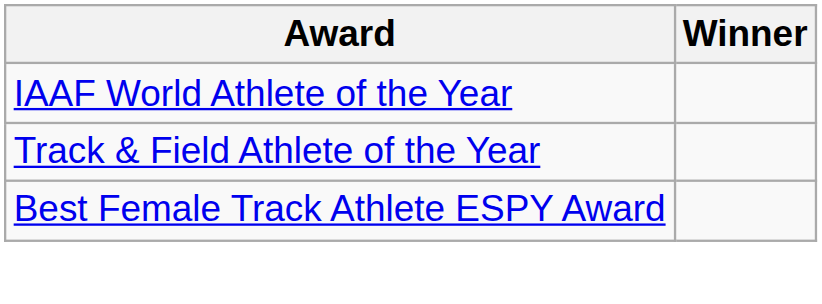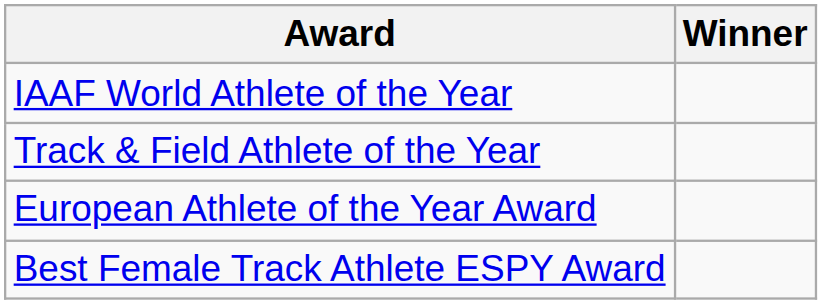+ row: (305, 209)
